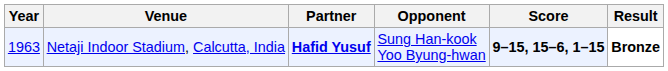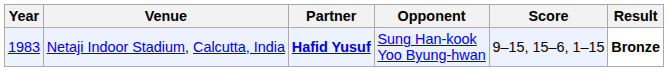(24, 47) 1963 -> (24, 47) 1983
(548, 47) bold -> (548, 47) normal
